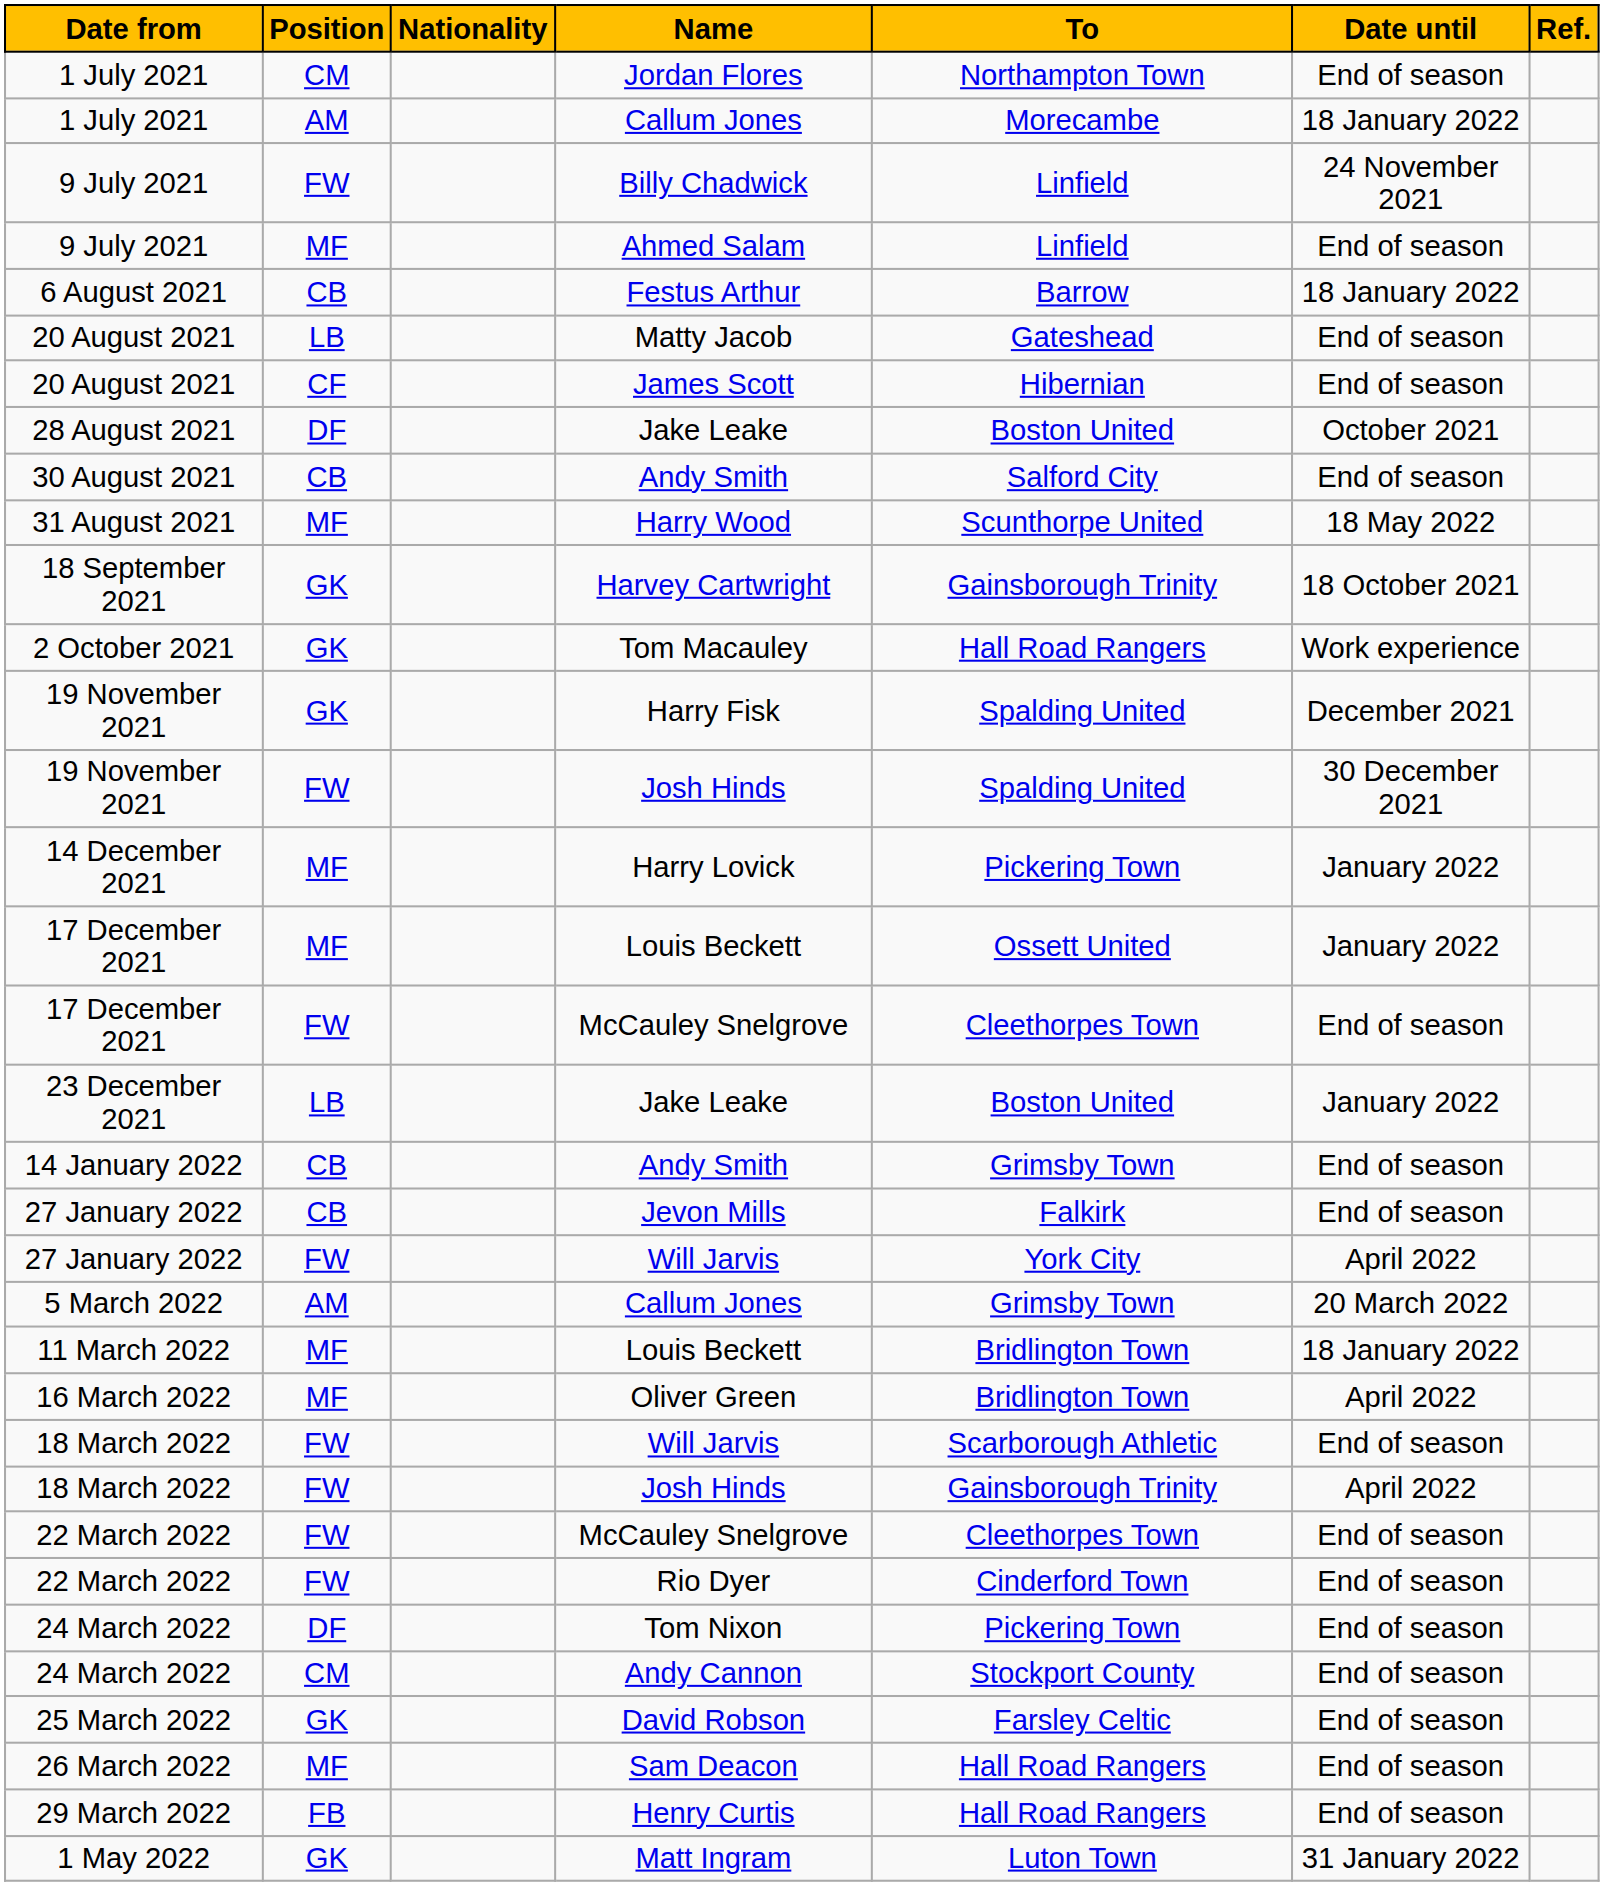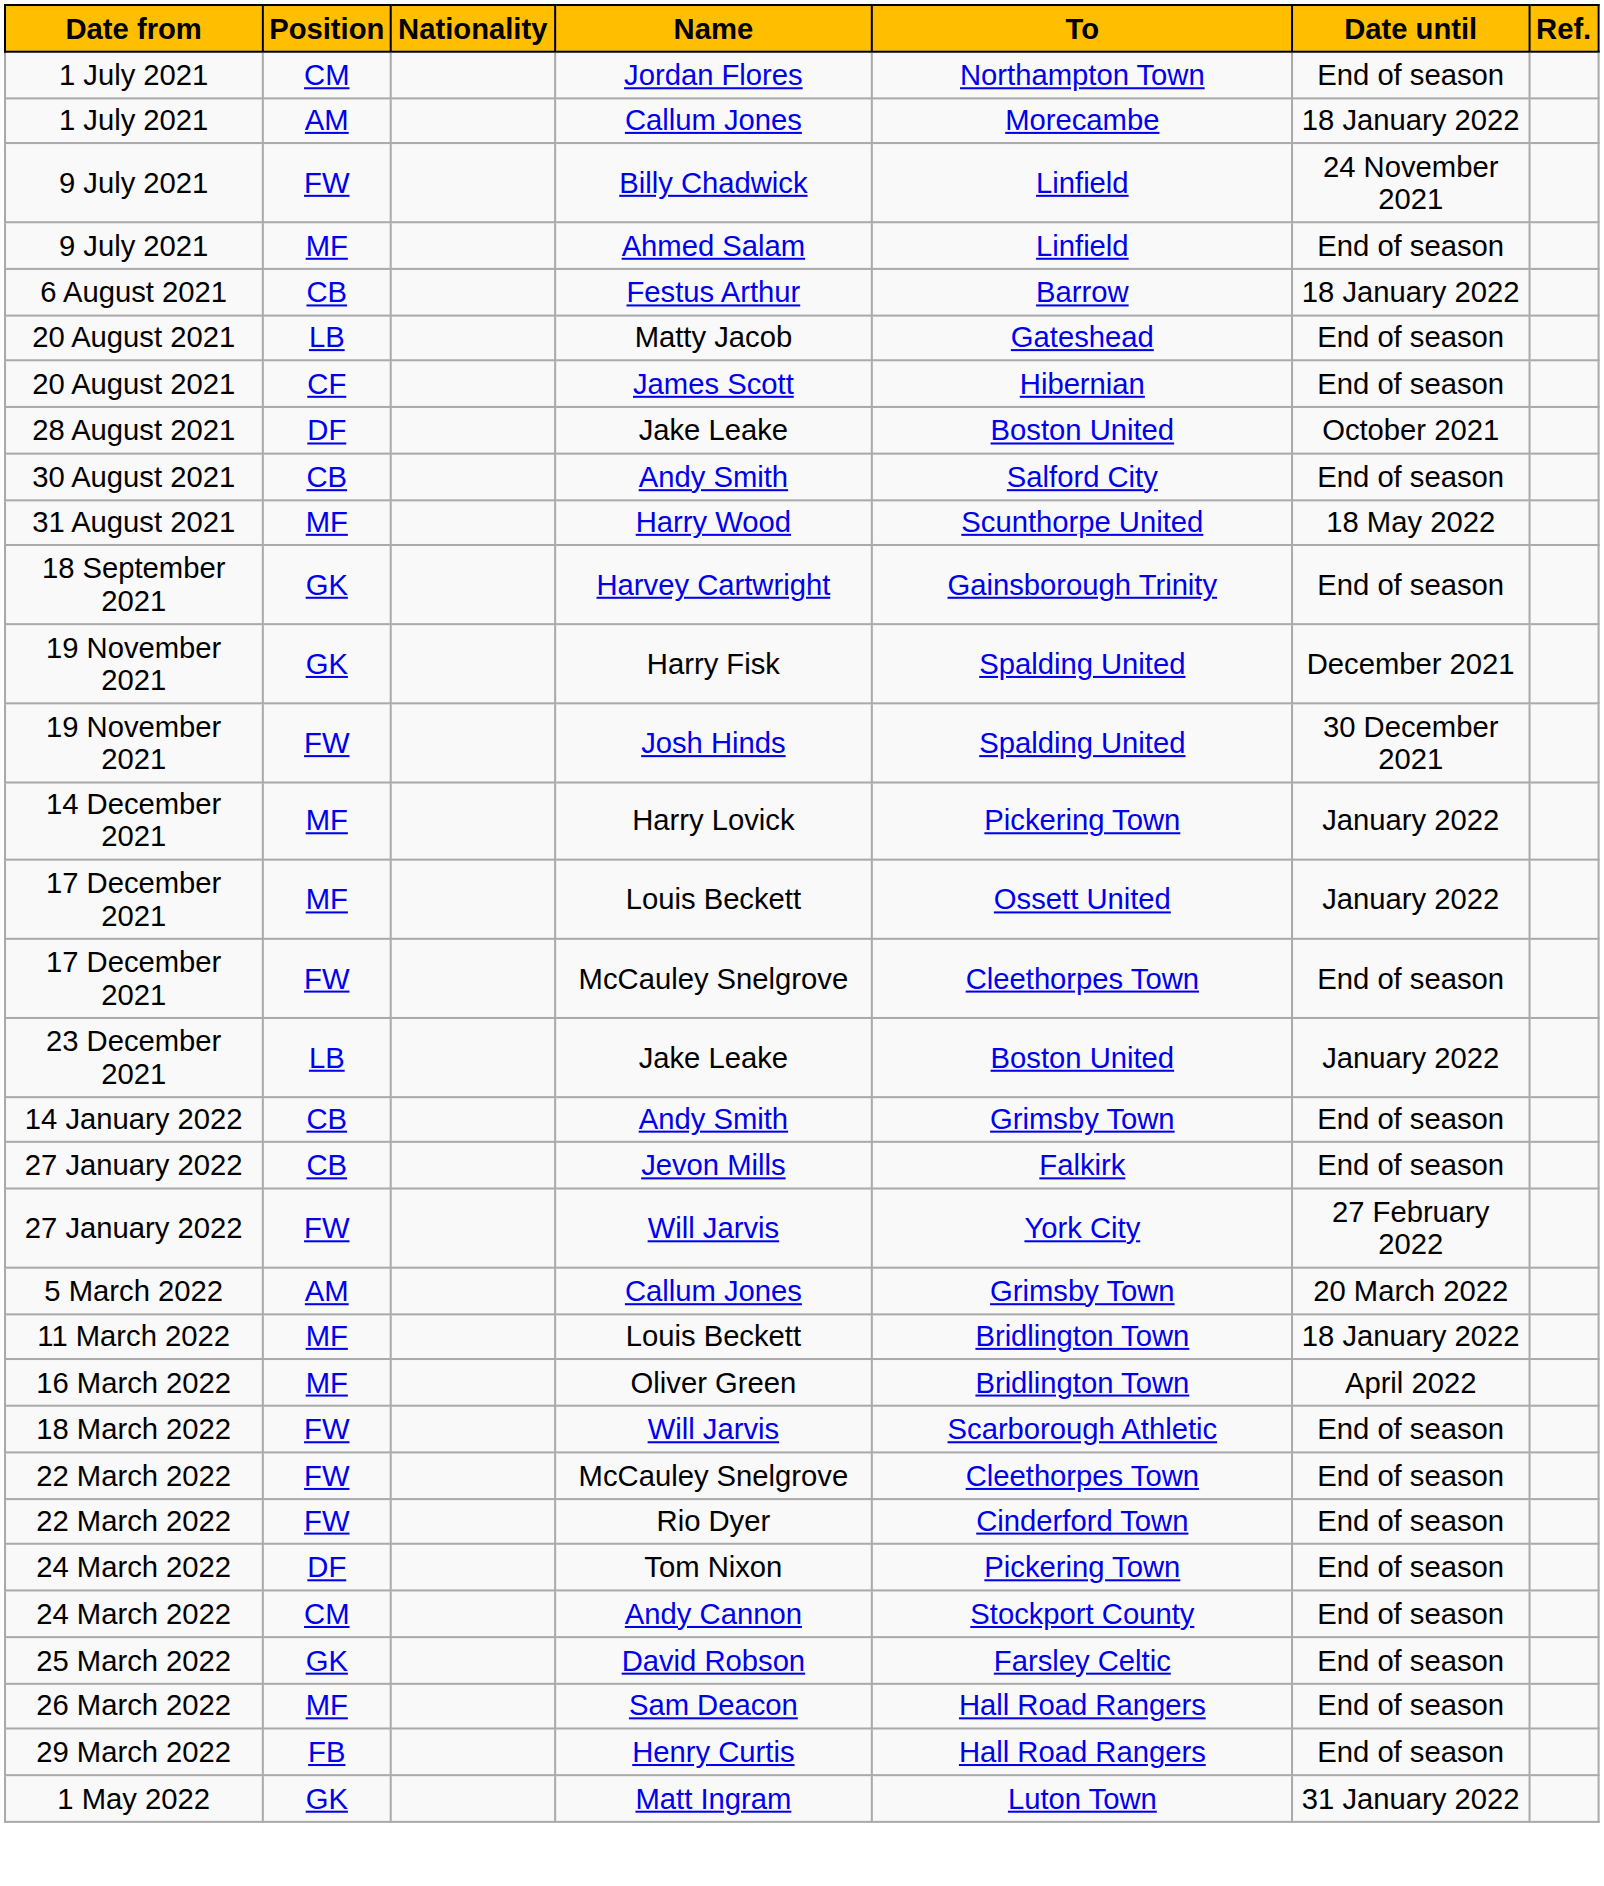(1411, 585) 18 October 2021 -> (1411, 585) End of season
- row: (134, 648)
(1411, 1258) April 2022 -> (1411, 1228) 27 February 2022
- row: (134, 1489)
